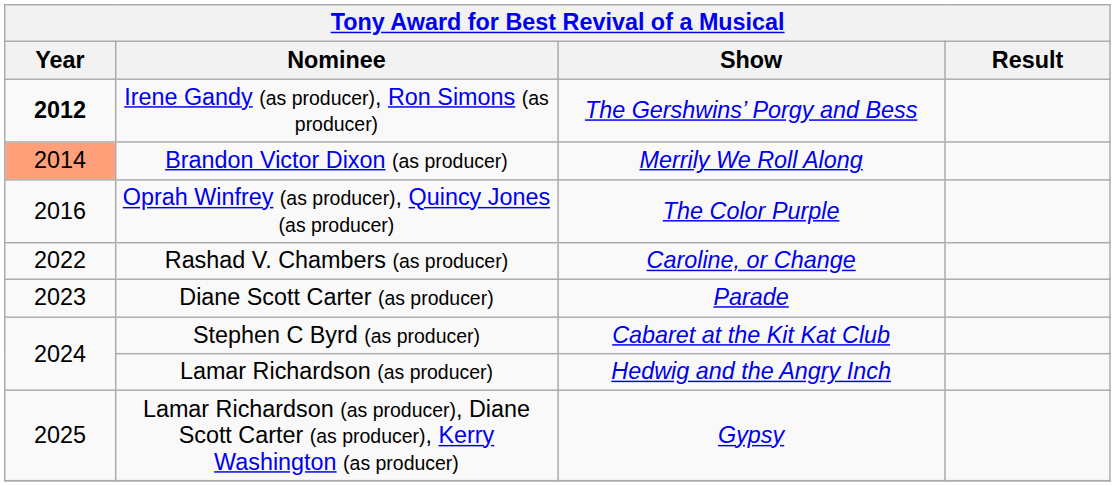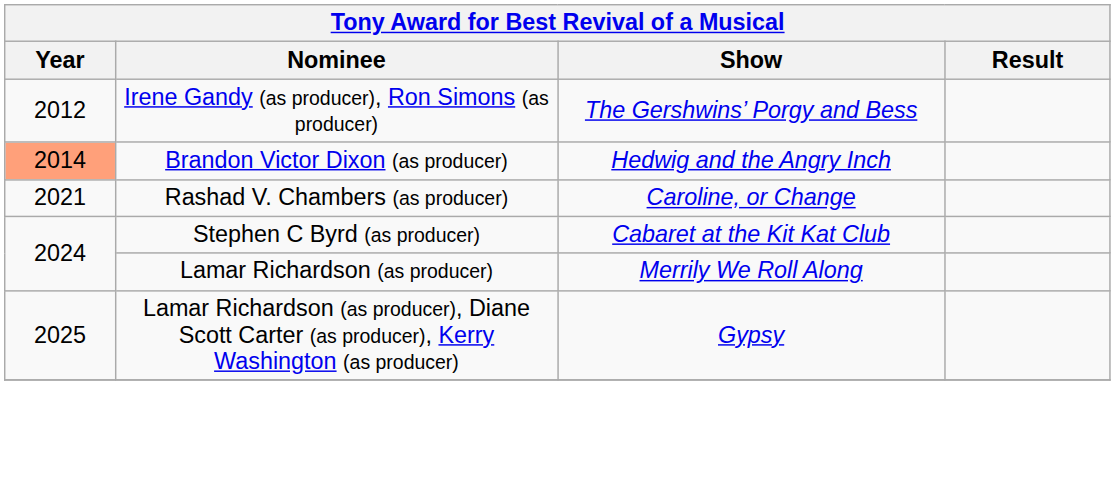(60, 110) bold -> (60, 110) normal
(751, 160) Merrily We Roll Along -> (751, 160) Hedwig and the Angry Inch
- row: (336, 210)
(60, 260) 2022 -> (60, 197) 2021
- row: (336, 297)
(751, 371) Hedwig and the Angry Inch -> (751, 271) Merrily We Roll Along
